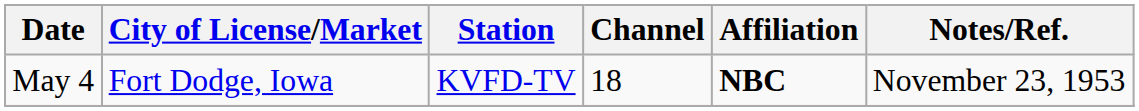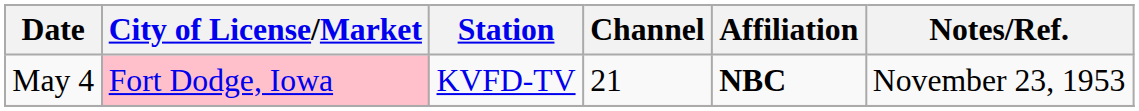(221, 79) no background -> (221, 79) pink background
(606, 79) 18 -> (606, 79) 21
